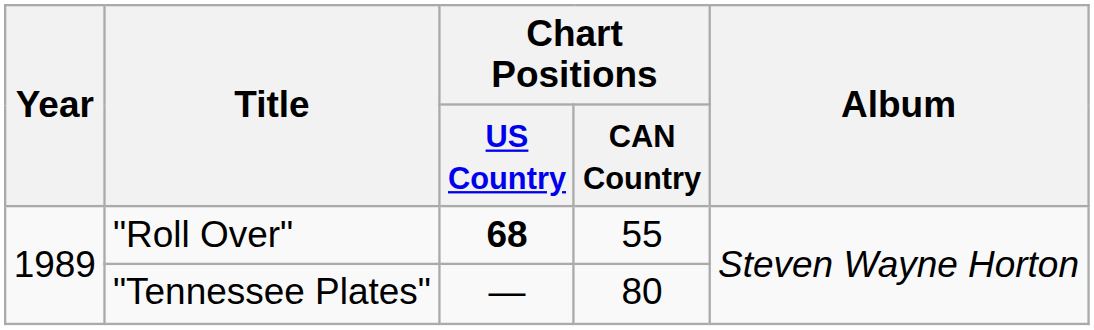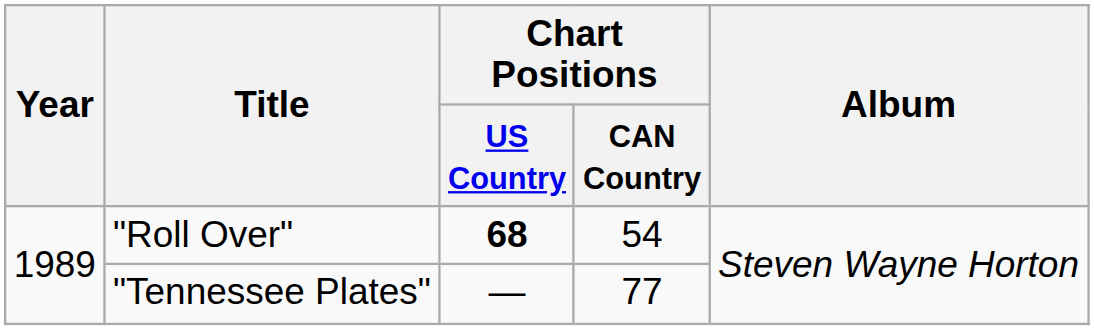(642, 234) 55 -> (642, 234) 54
(642, 292) 80 -> (642, 292) 77
